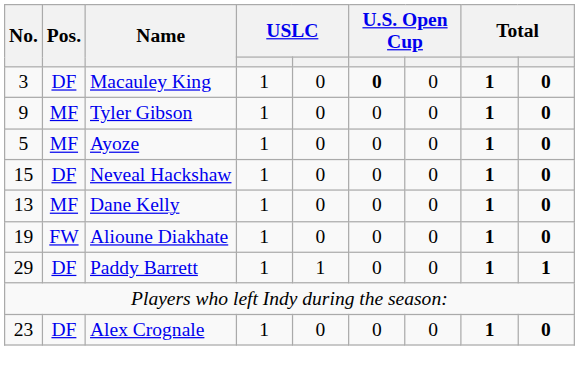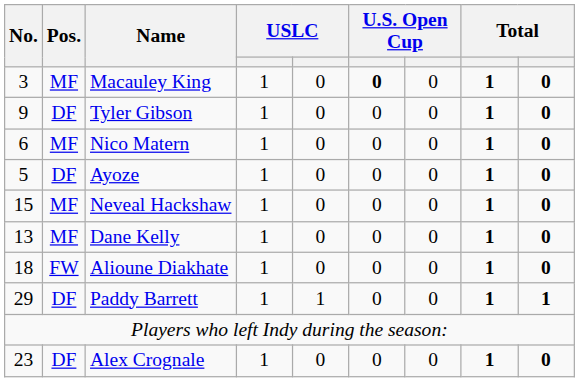(64, 81) DF -> (64, 81) MF
(64, 112) MF -> (64, 112) DF
+ row: (140, 143)
(64, 143) MF -> (64, 174) DF
(64, 174) DF -> (64, 205) MF
(23, 236) 19 -> (23, 267) 18
